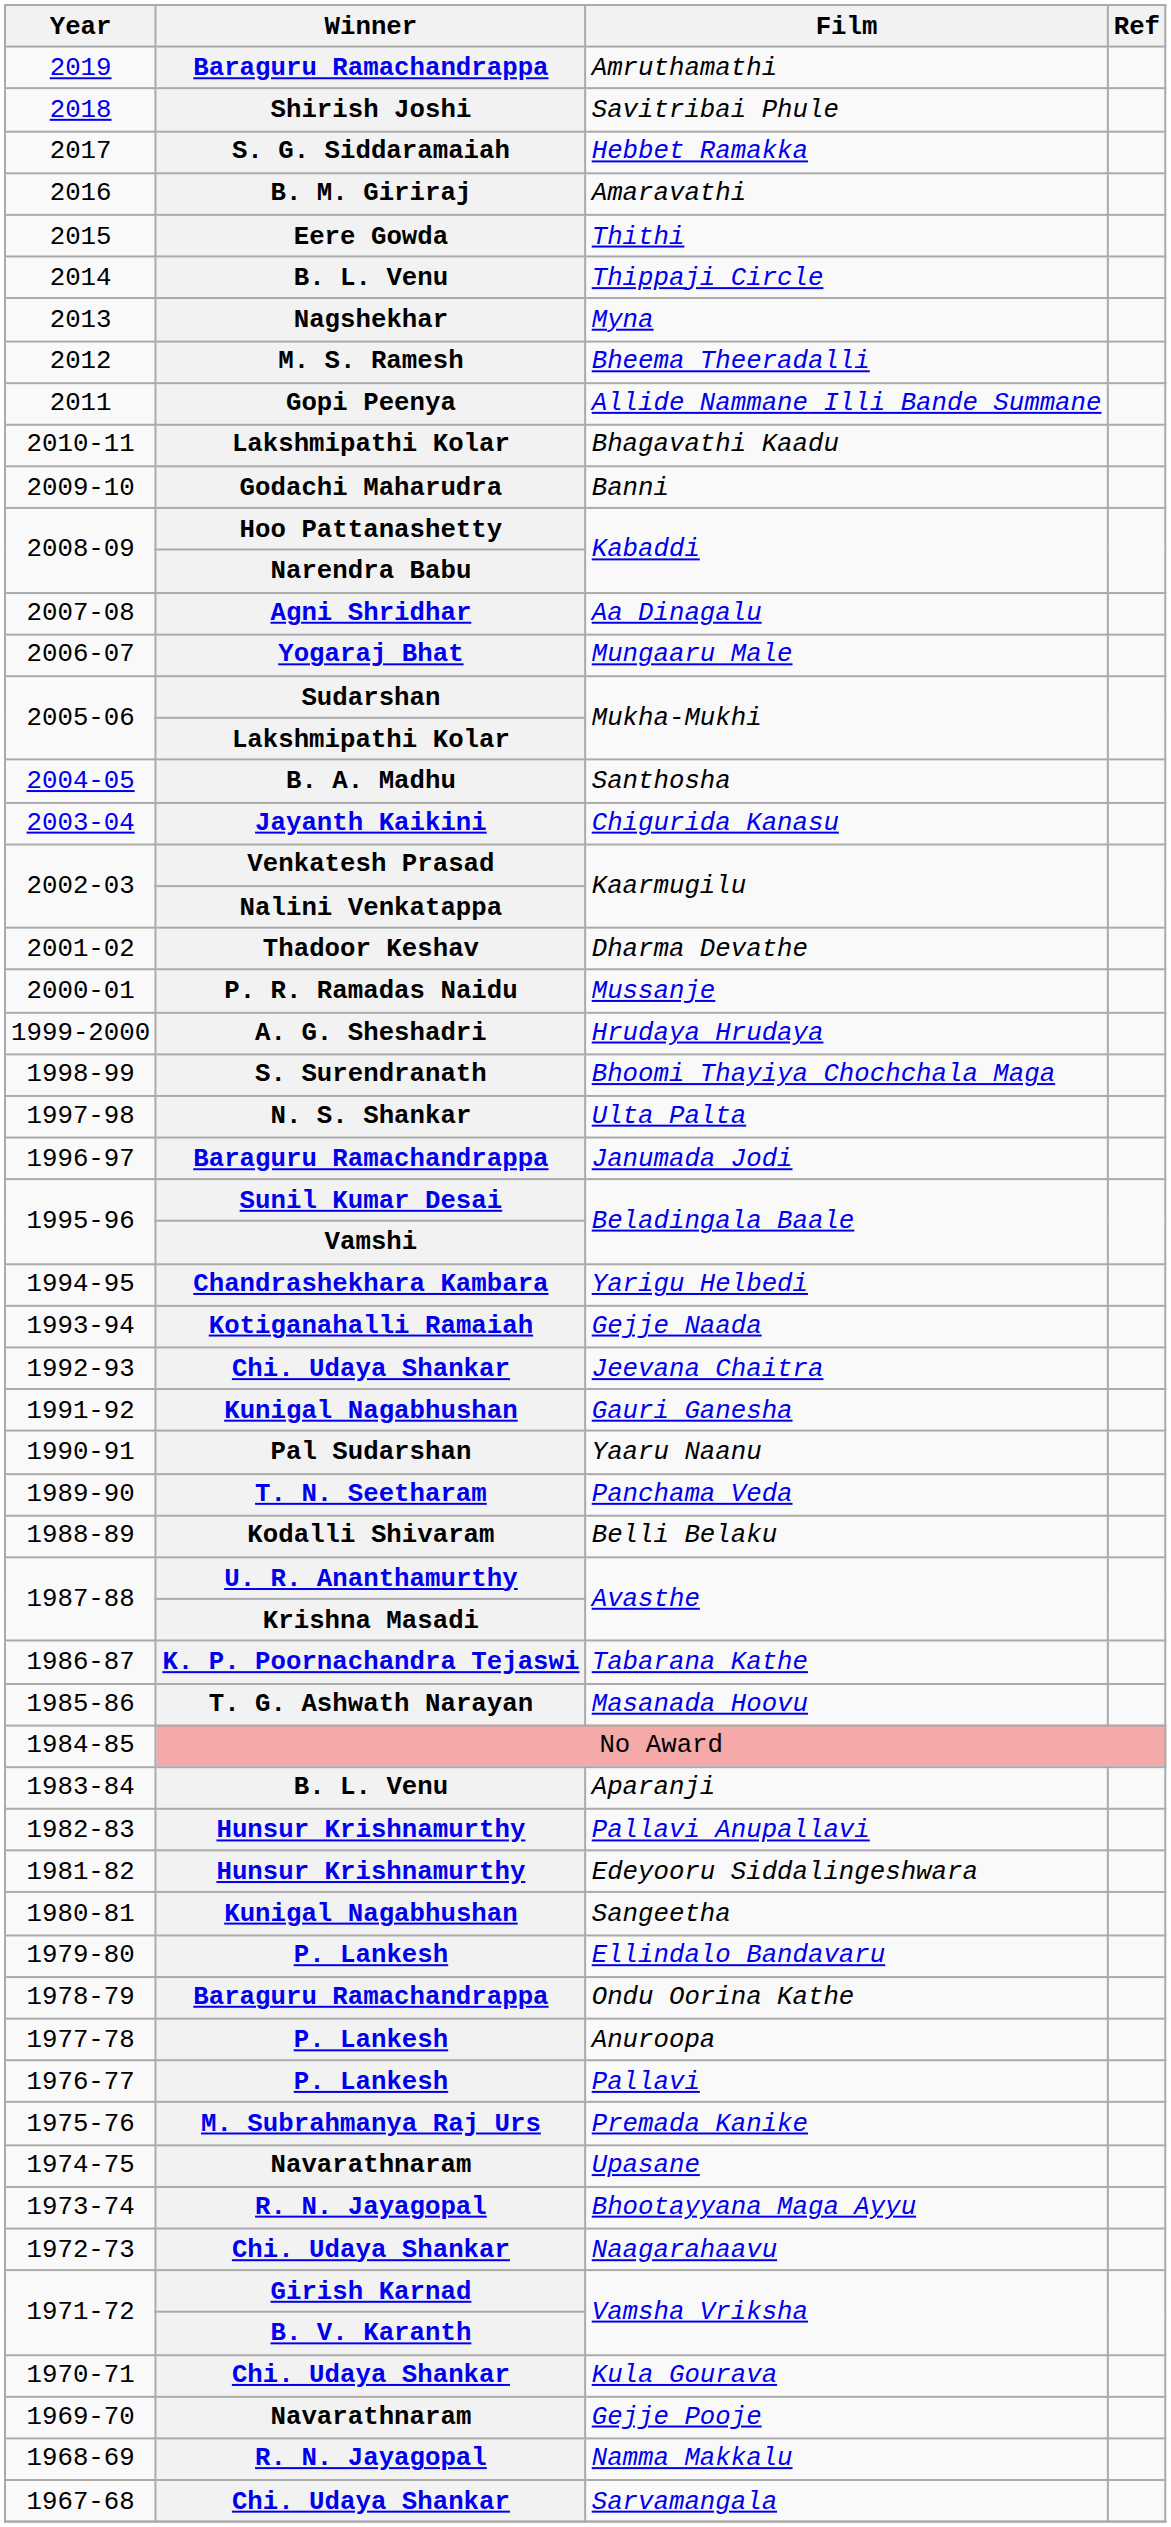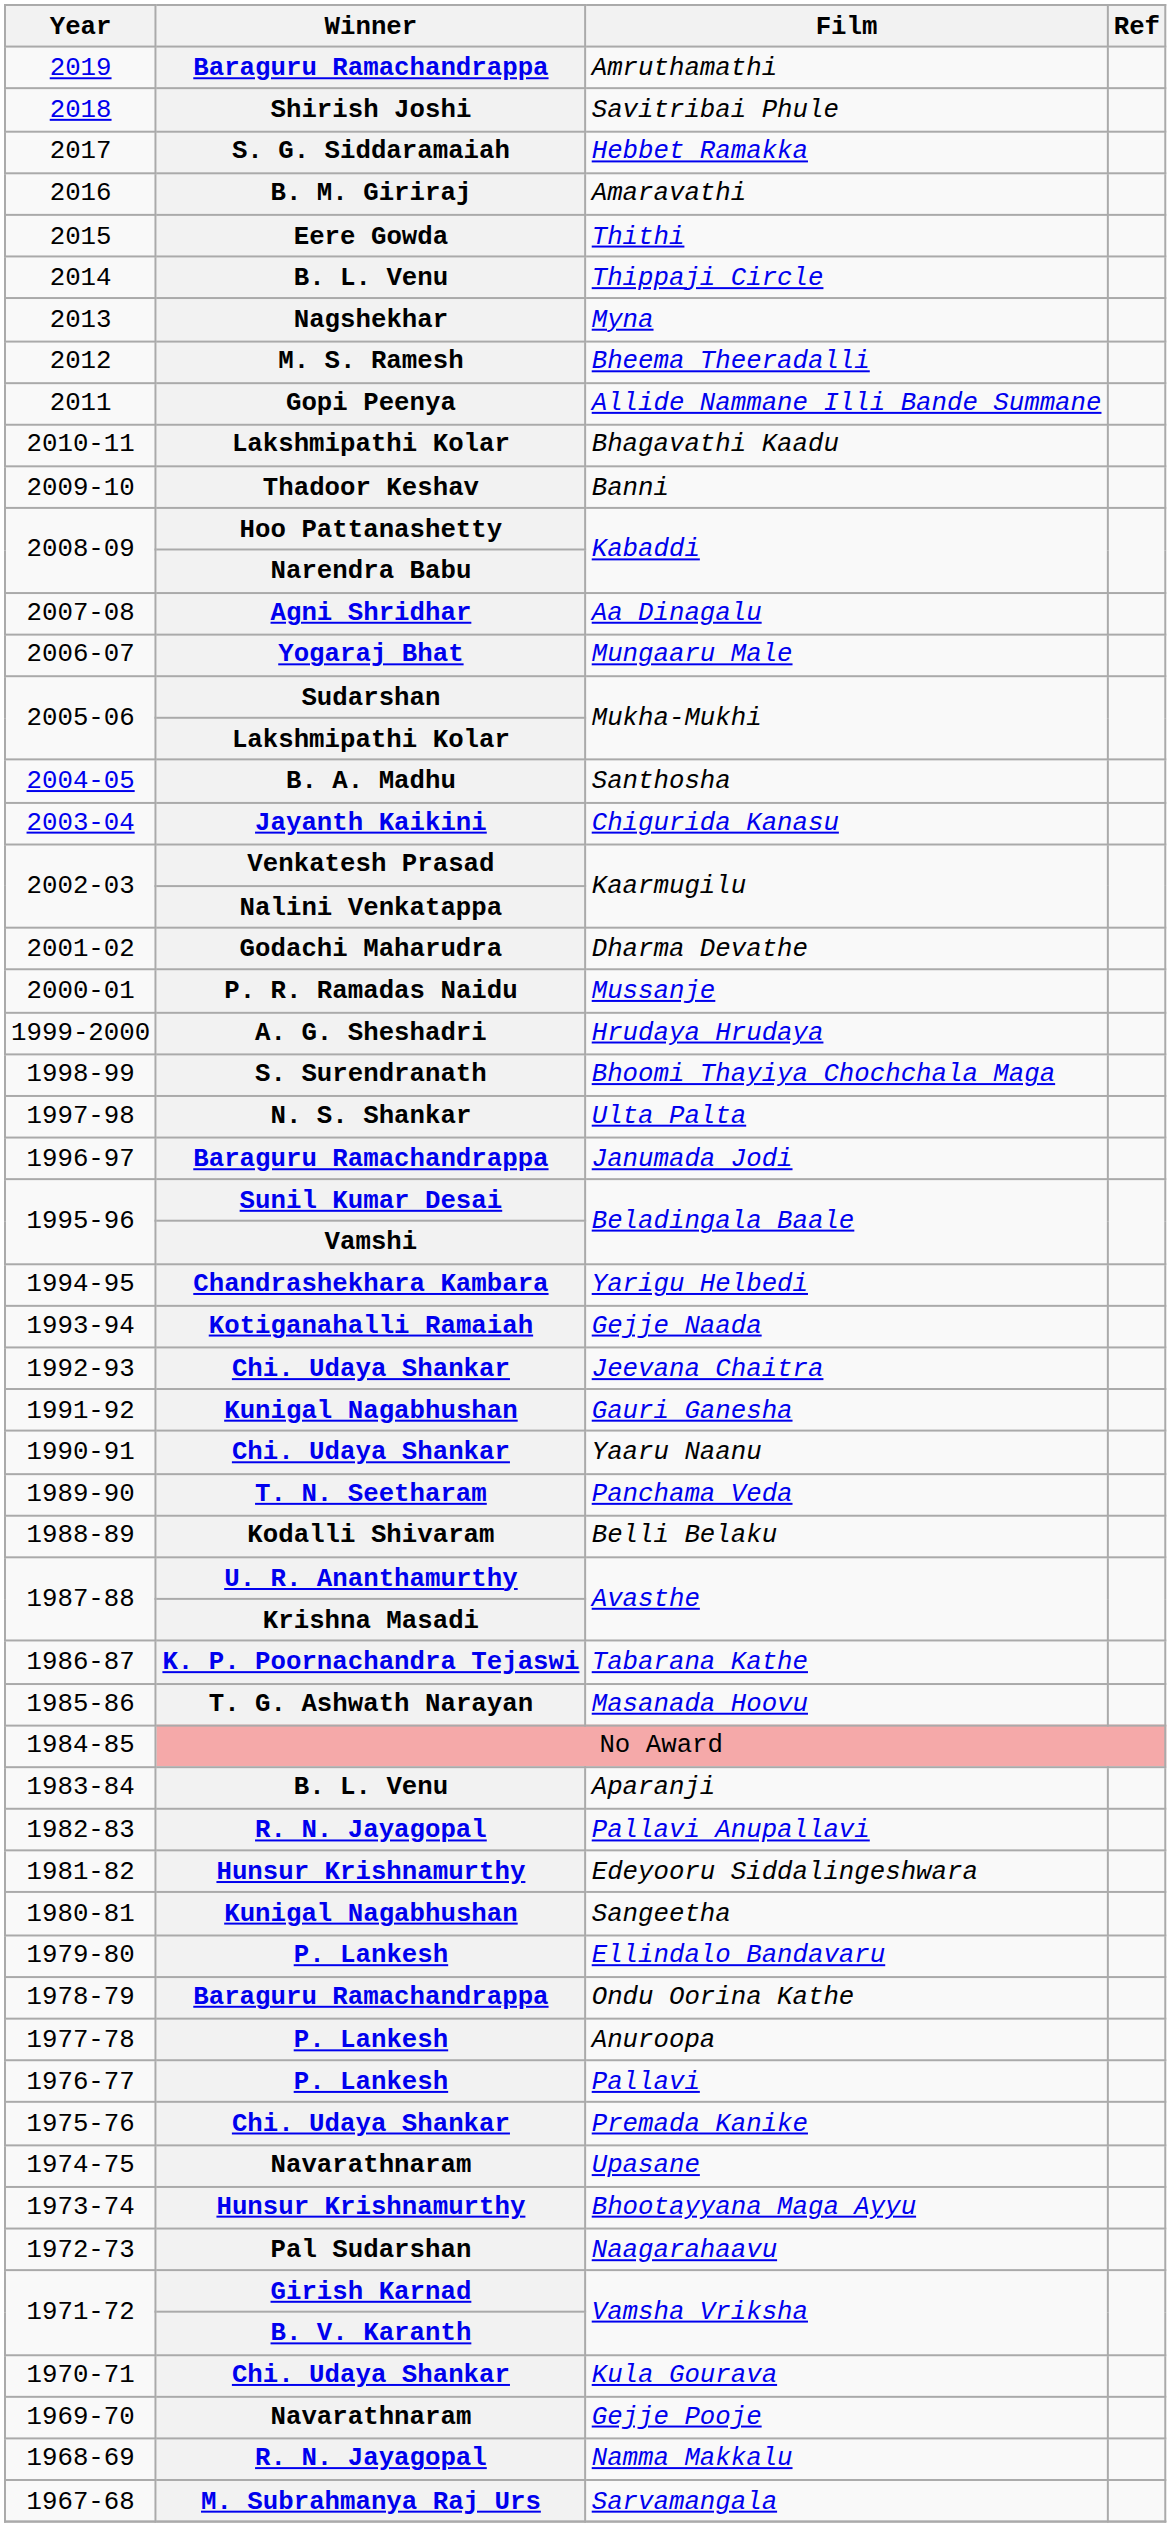(371, 487) Godachi Maharudra -> (371, 487) Thadoor Keshav
(371, 949) Thadoor Keshav -> (371, 949) Godachi Maharudra
(371, 1452) Pal Sudarshan -> (371, 1452) Chi. Udaya Shankar
(371, 1830) Hunsur Krishnamurthy -> (371, 1830) R. N. Jayagopal
(371, 2124) M. Subrahmanya Raj Urs -> (371, 2124) Chi. Udaya Shankar
(371, 2207) R. N. Jayagopal -> (371, 2207) Hunsur Krishnamurthy
(371, 2249) Chi. Udaya Shankar -> (371, 2249) Pal Sudarshan
(371, 2501) Chi. Udaya Shankar -> (371, 2501) M. Subrahmanya Raj Urs
